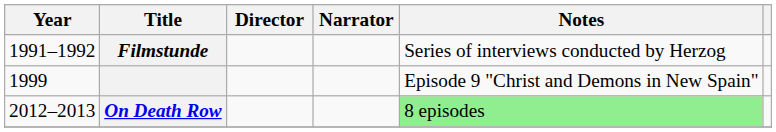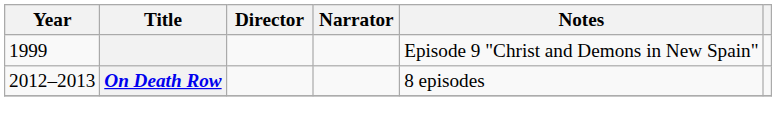- row: (52, 50)
(444, 111) lightgreen background -> (444, 80) no background
